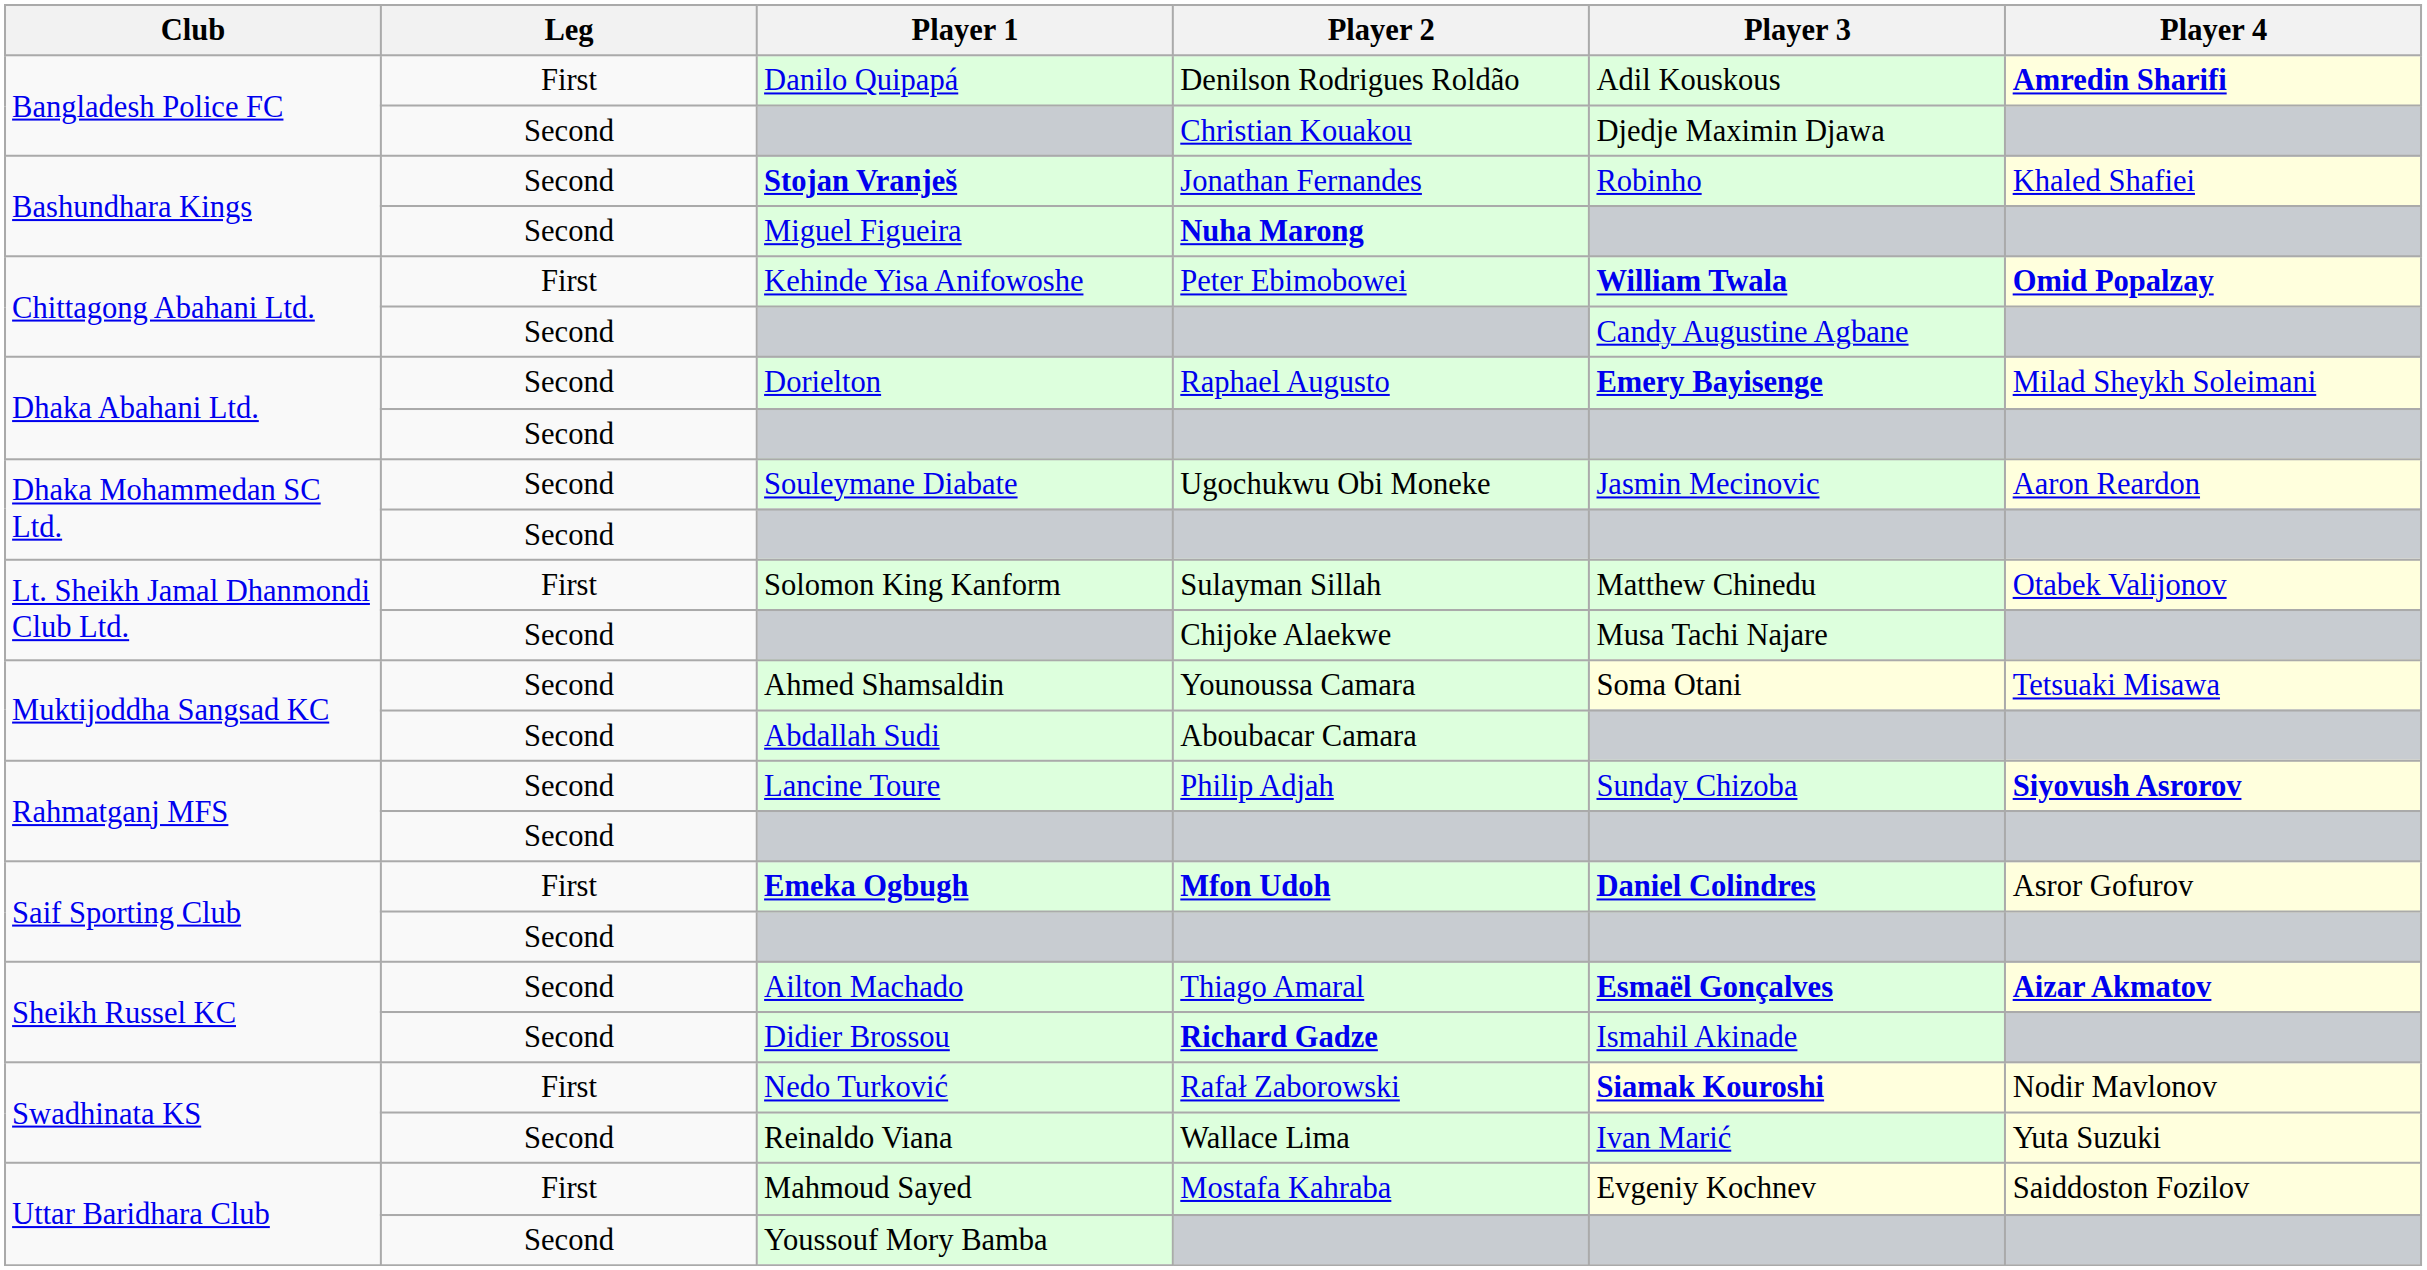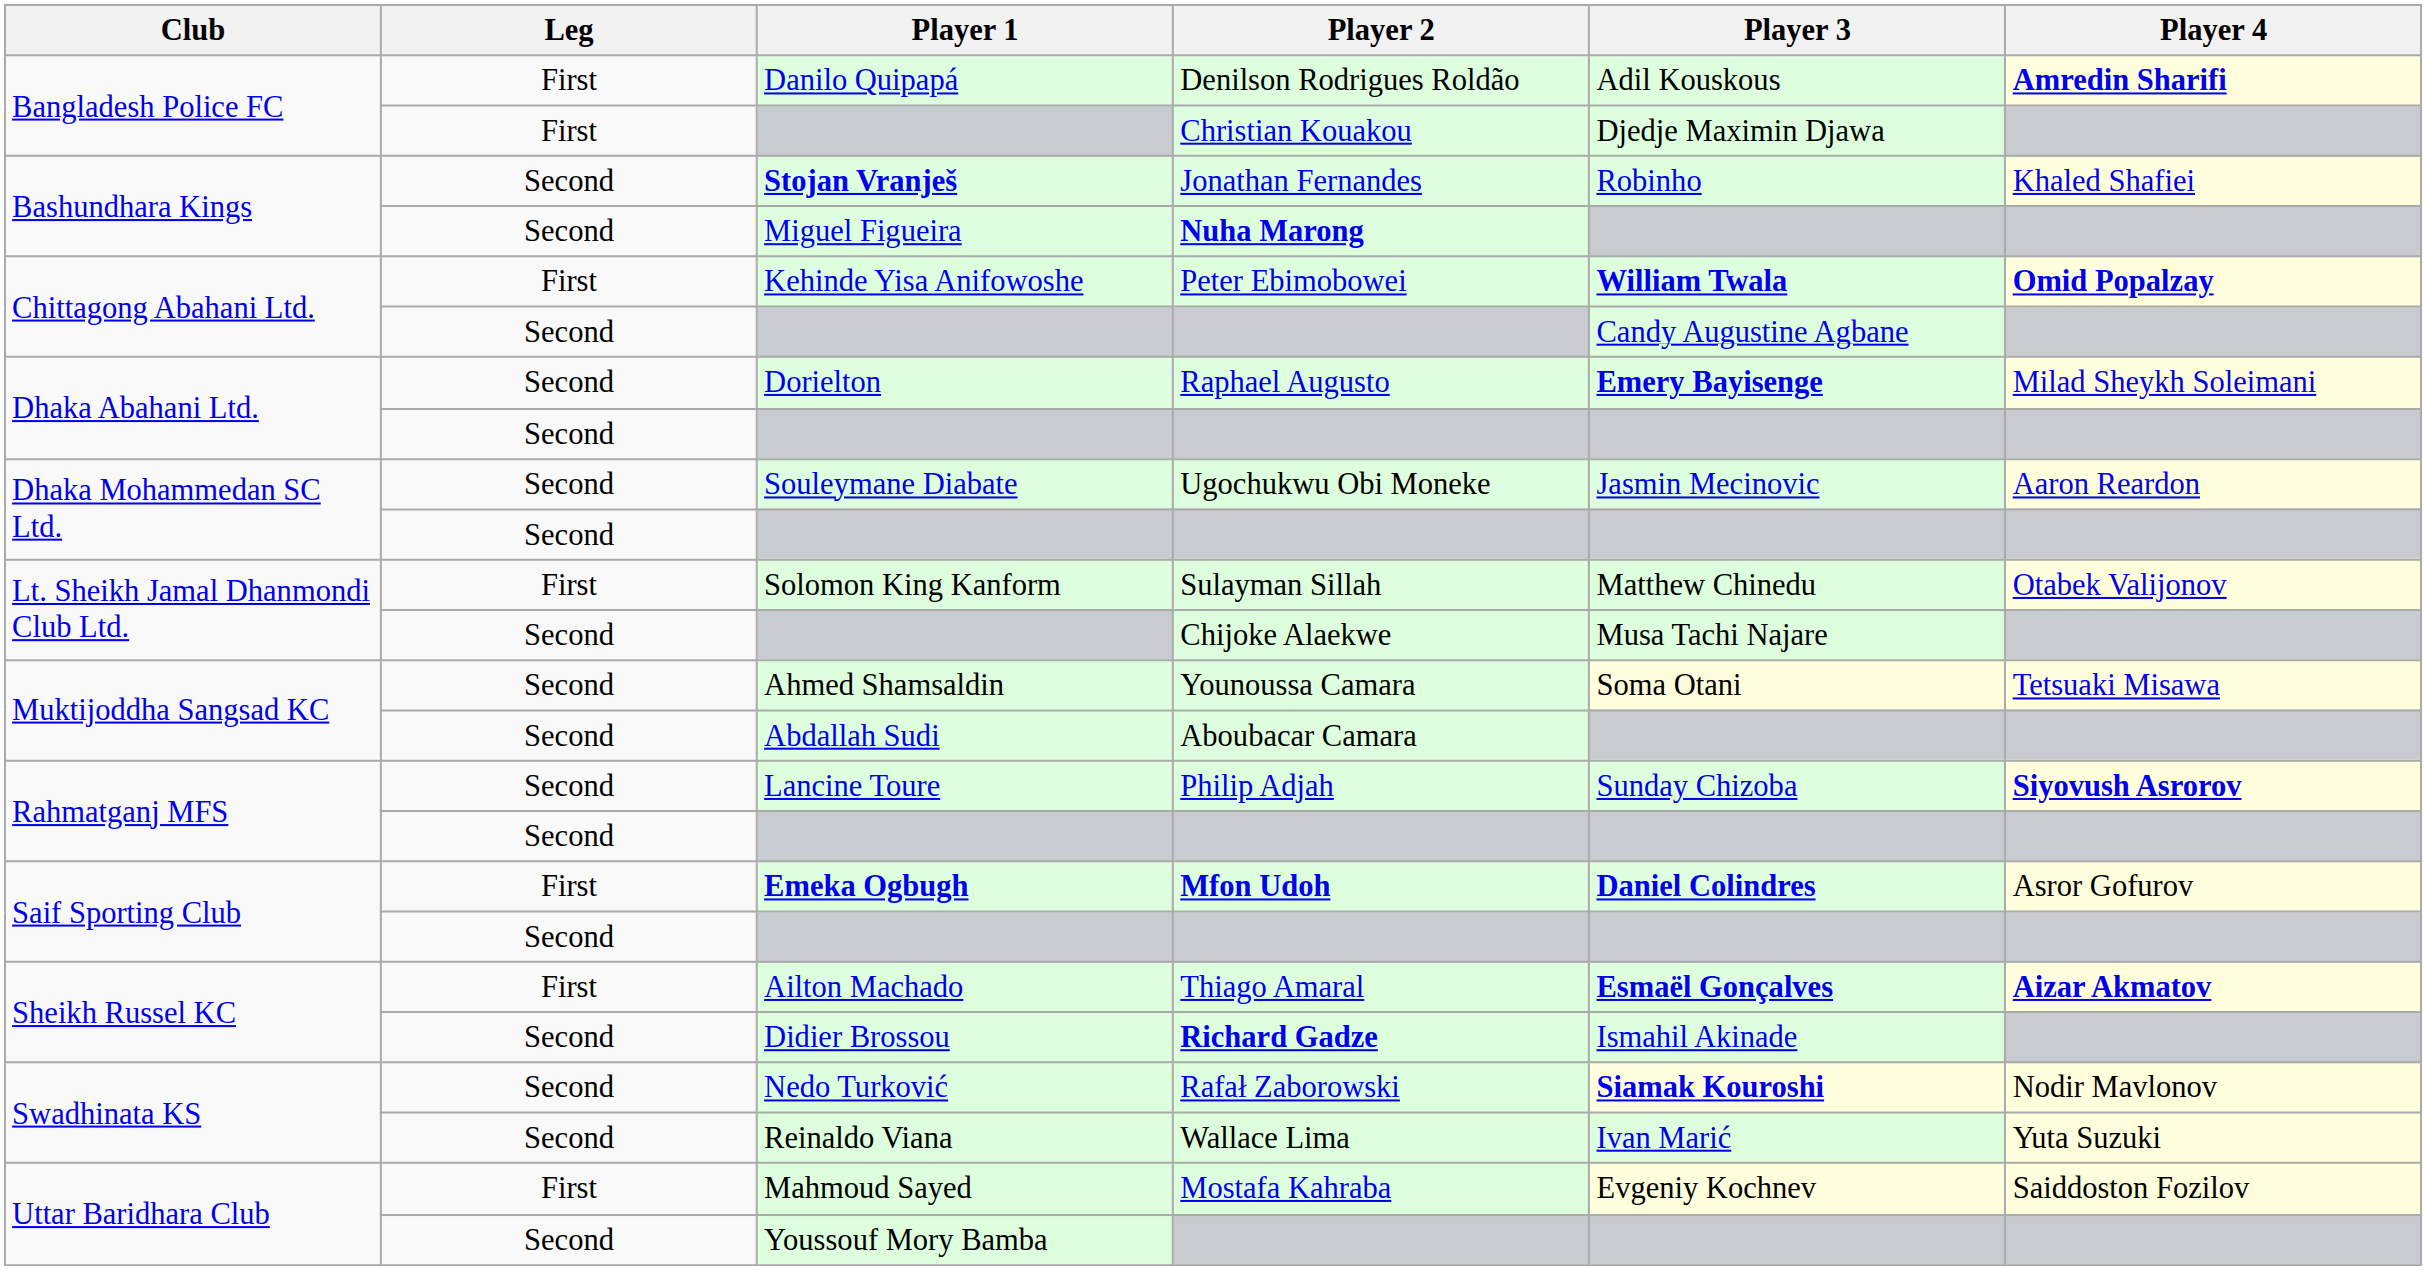(569, 130) Second -> (569, 130) First
(569, 987) Second -> (569, 987) First
(569, 1087) First -> (569, 1087) Second
